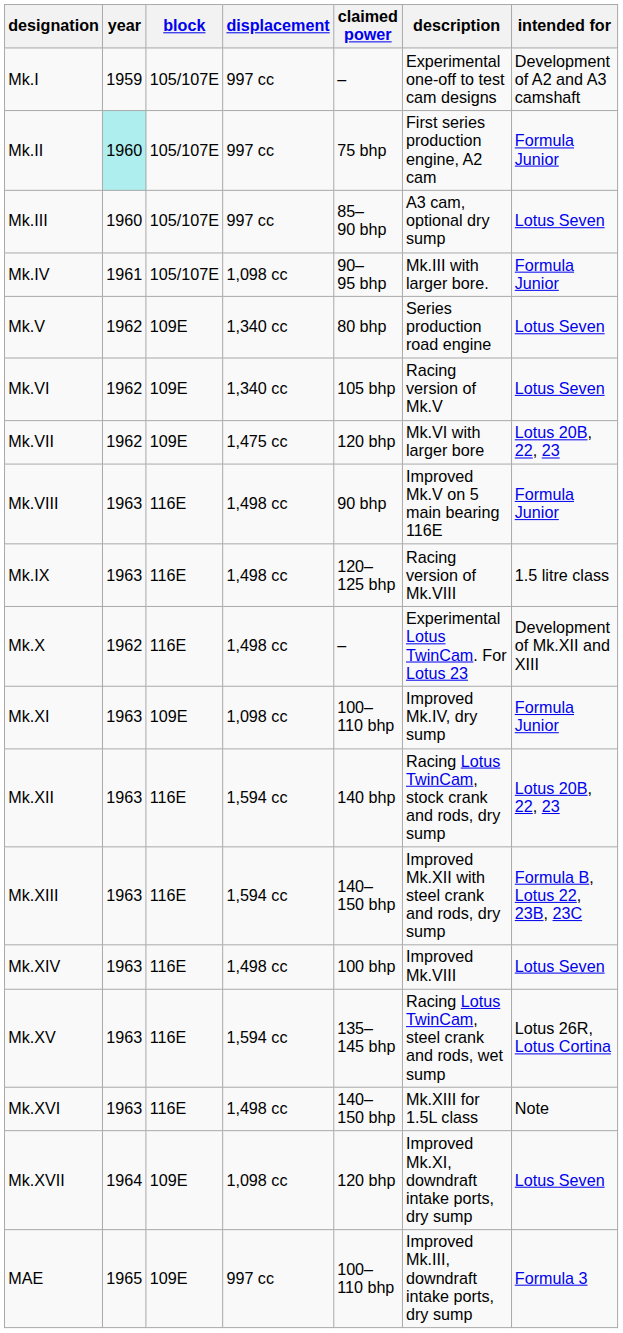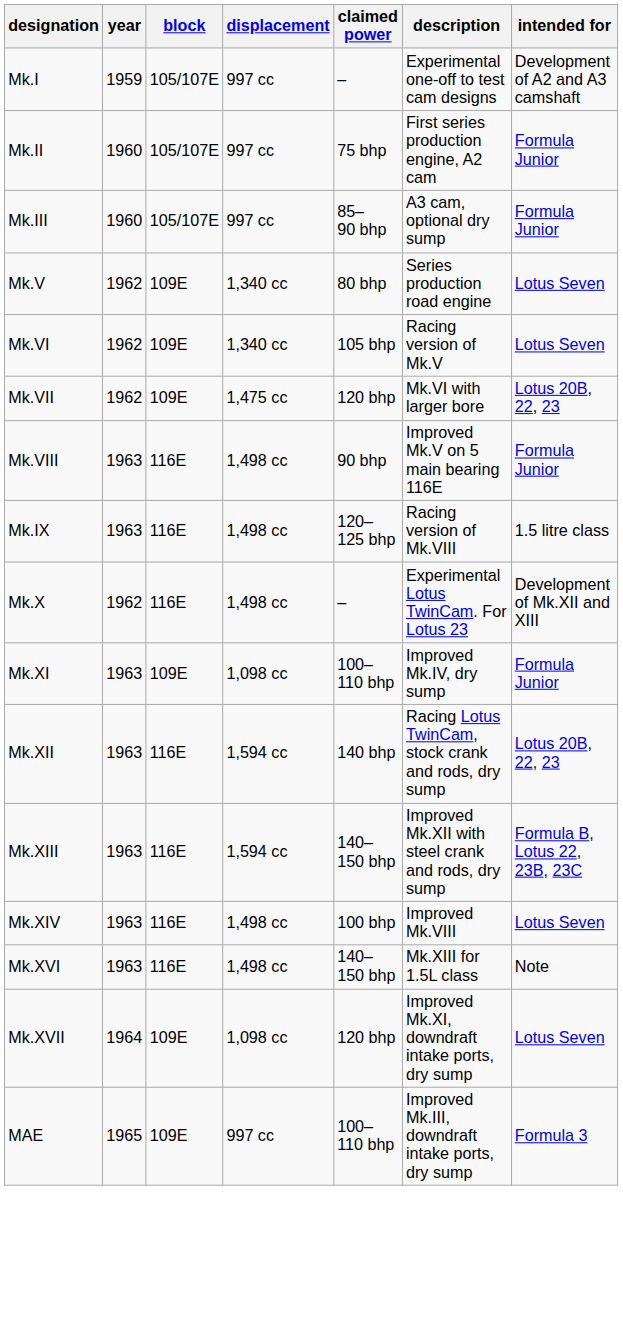(124, 150) paleturquoise background -> (124, 150) no background
(560, 221) Lotus Seven -> (544, 221) Formula Junior
- row: (29, 274)
- row: (32, 1038)
